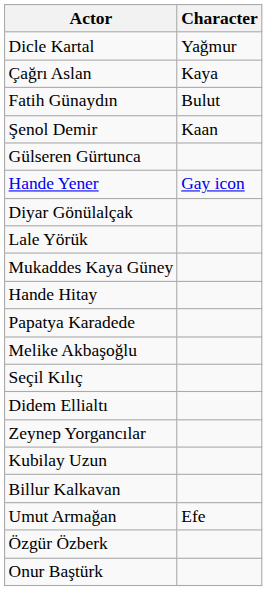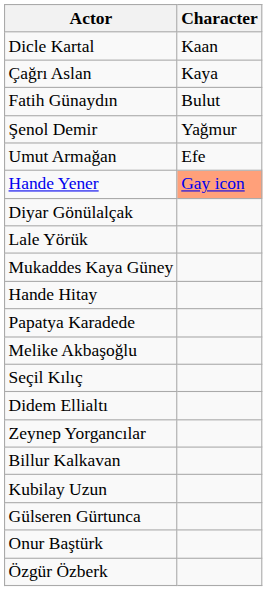(209, 45) Yağmur -> (200, 45) Kaan
(200, 128) Kaan -> (209, 128) Yağmur
rows swapped: (63, 516) <-> (75, 156)
(213, 184) no background -> (213, 184) lightsalmon background
rows swapped: (58, 460) <-> (65, 488)
rows swapped: (56, 571) <-> (58, 543)
